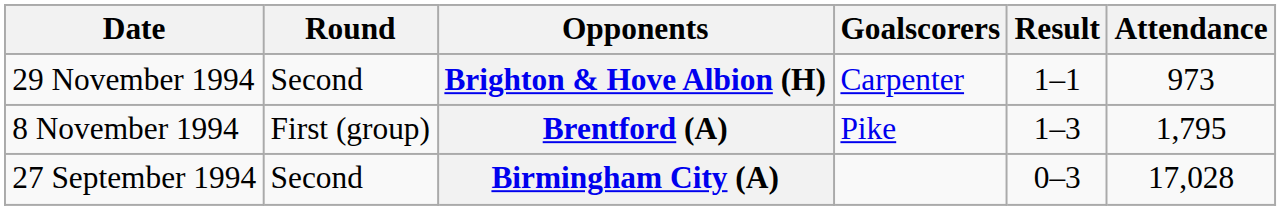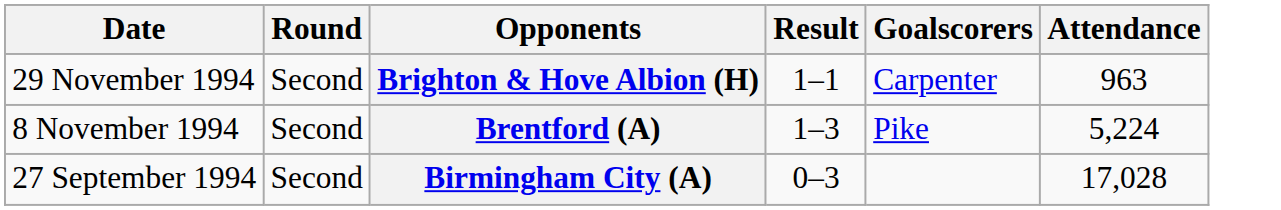columns swapped: (1057, 29) <-> (920, 29)
(1191, 79) 973 -> (1124, 79) 963
(350, 128) First (group) -> (317, 128) Second
(1191, 128) 1,795 -> (1124, 128) 5,224
